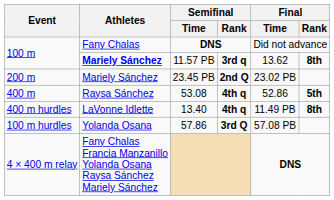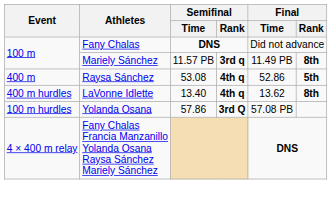(122, 61) bold -> (120, 61) normal
(275, 61) 13.62 -> (272, 61) 11.49 PB
- row: (194, 77)
(275, 110) 11.49 PB -> (272, 94) 13.62
